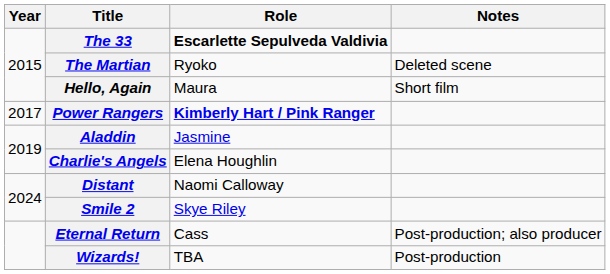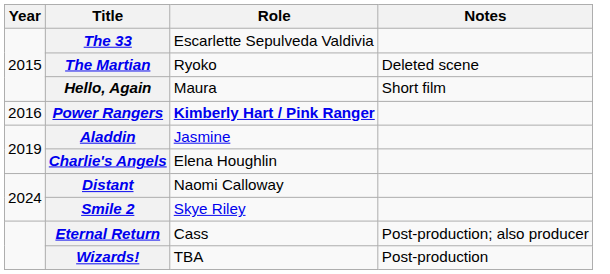(281, 40) bold -> (274, 40) normal
(25, 112) 2017 -> (25, 112) 2016
